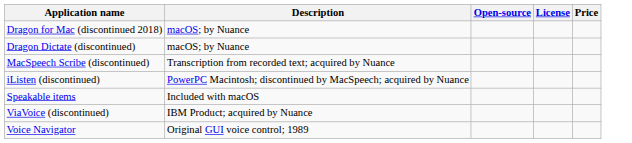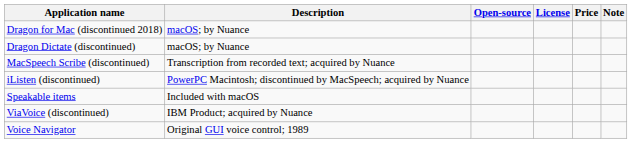+ column: (614, 12)
